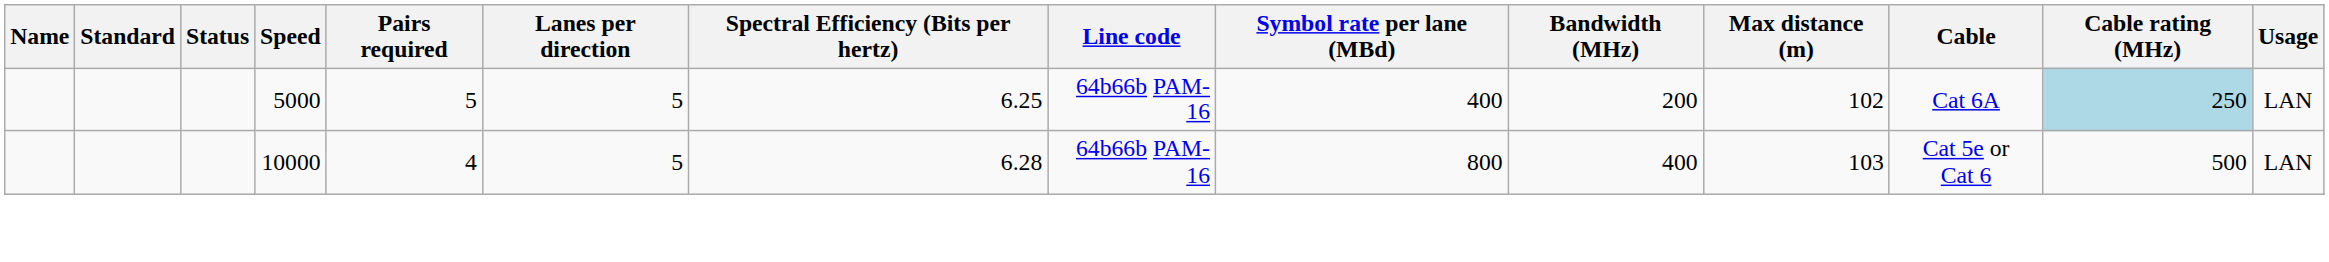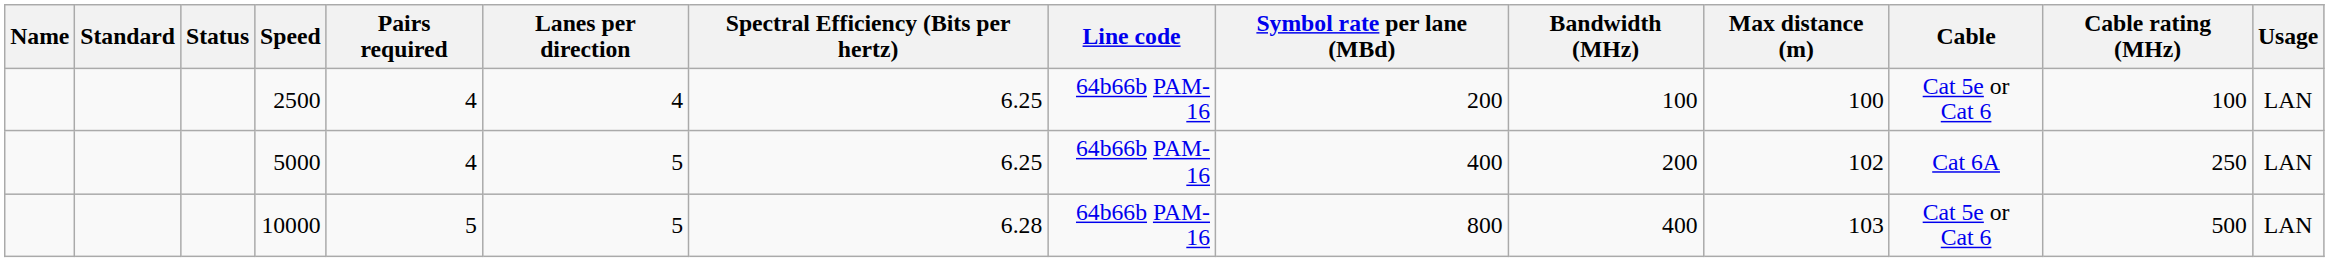+ row: (297, 99)
(471, 99) 5 -> (471, 162) 4
(2229, 99) lightblue background -> (2229, 162) no background
(471, 162) 4 -> (471, 225) 5
